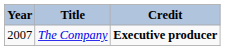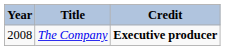(20, 35) 2007 -> (20, 35) 2008
